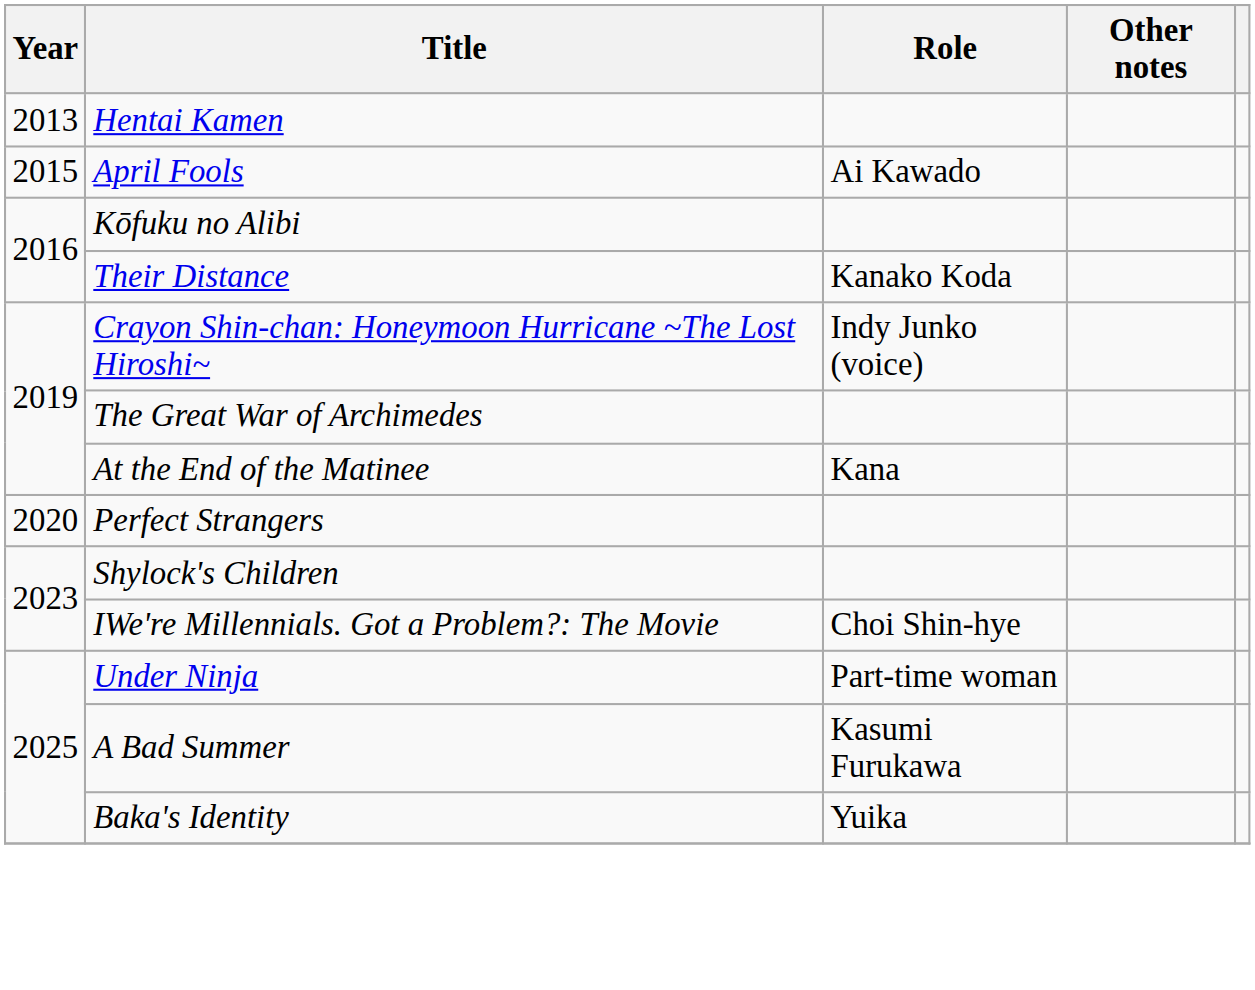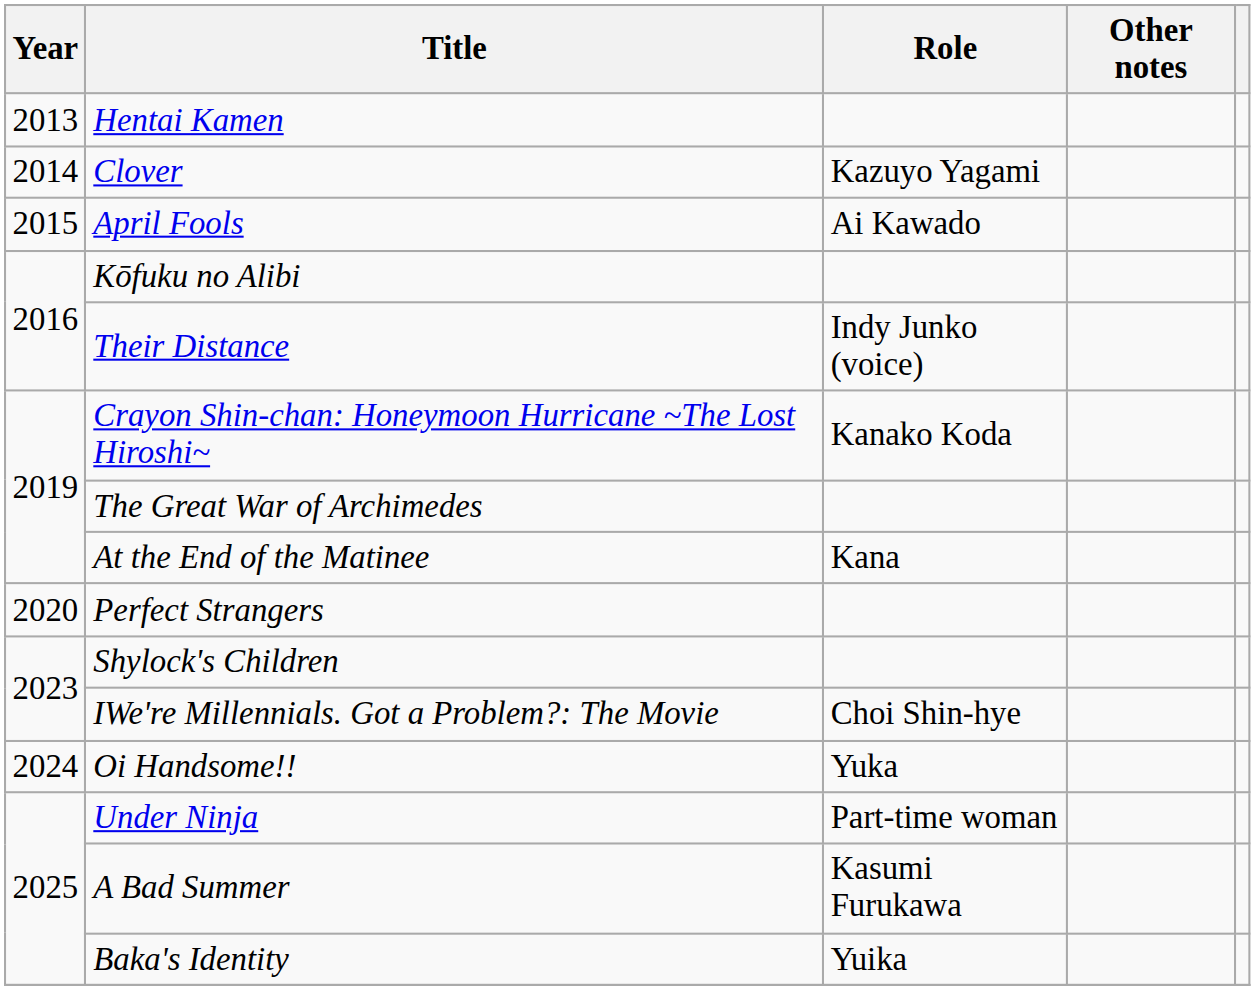+ row: (138, 171)
(921, 275) Kanako Koda -> (904, 345) Indy Junko (voice)
(904, 345) Indy Junko (voice) -> (921, 434) Kanako Koda
+ row: (195, 765)
